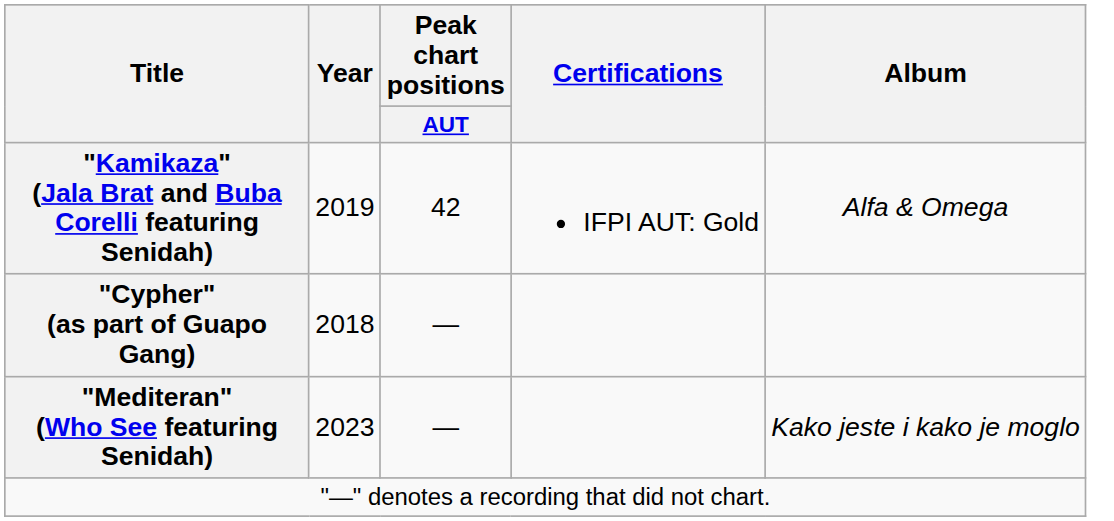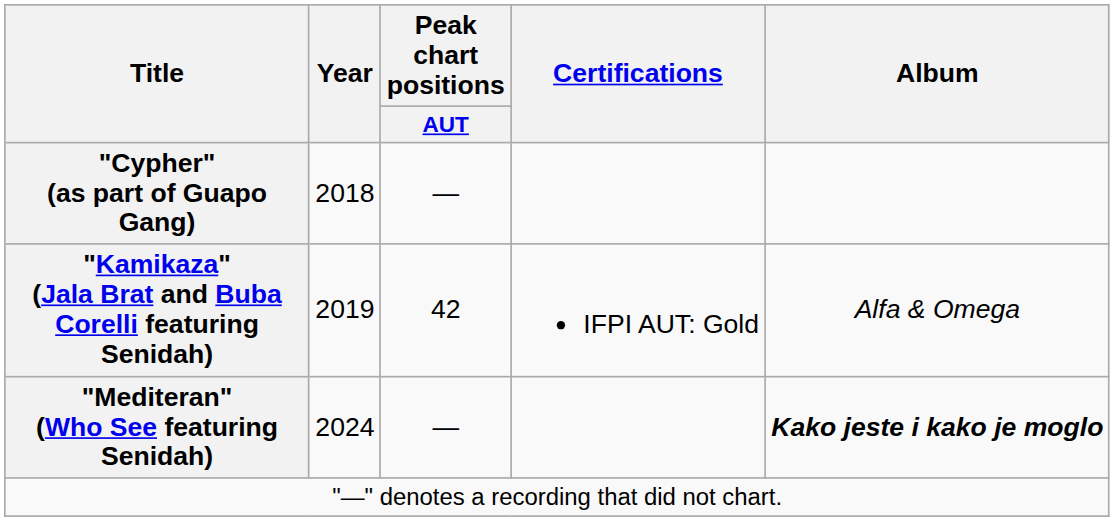rows swapped: (157, 324) <-> (157, 207)
(345, 426) 2023 -> (345, 426) 2024
(926, 426) normal -> (937, 426) bold
